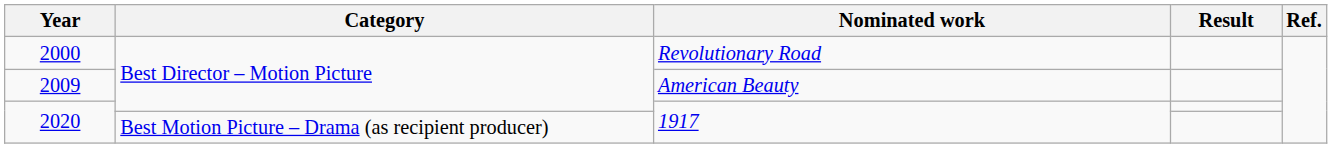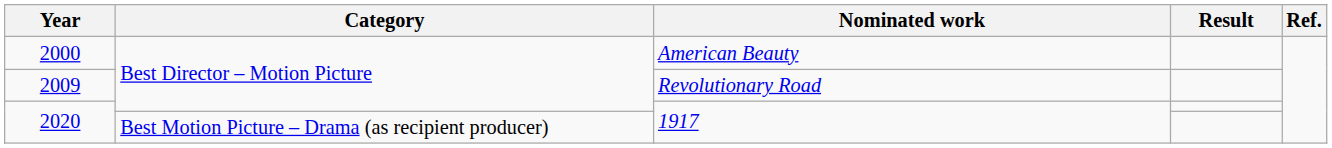(740, 52) Revolutionary Road -> (728, 52) American Beauty
(728, 85) American Beauty -> (740, 85) Revolutionary Road
